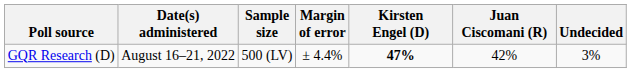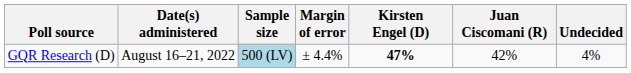(267, 55) no background -> (267, 55) lightblue background
(591, 55) 3% -> (591, 55) 4%
